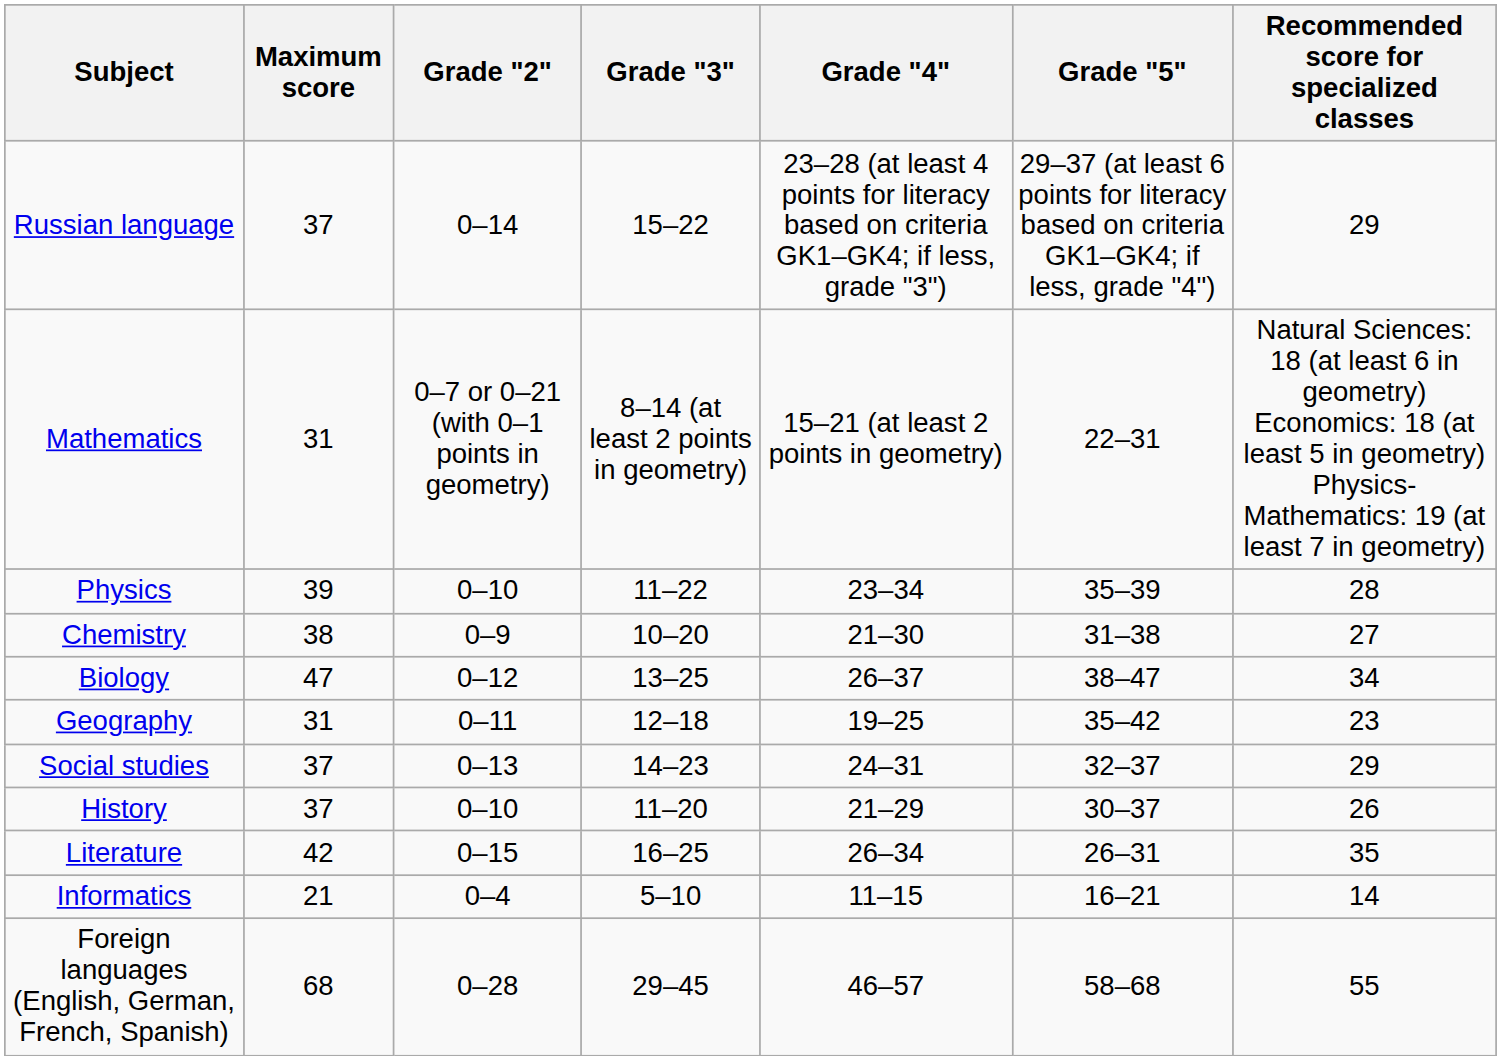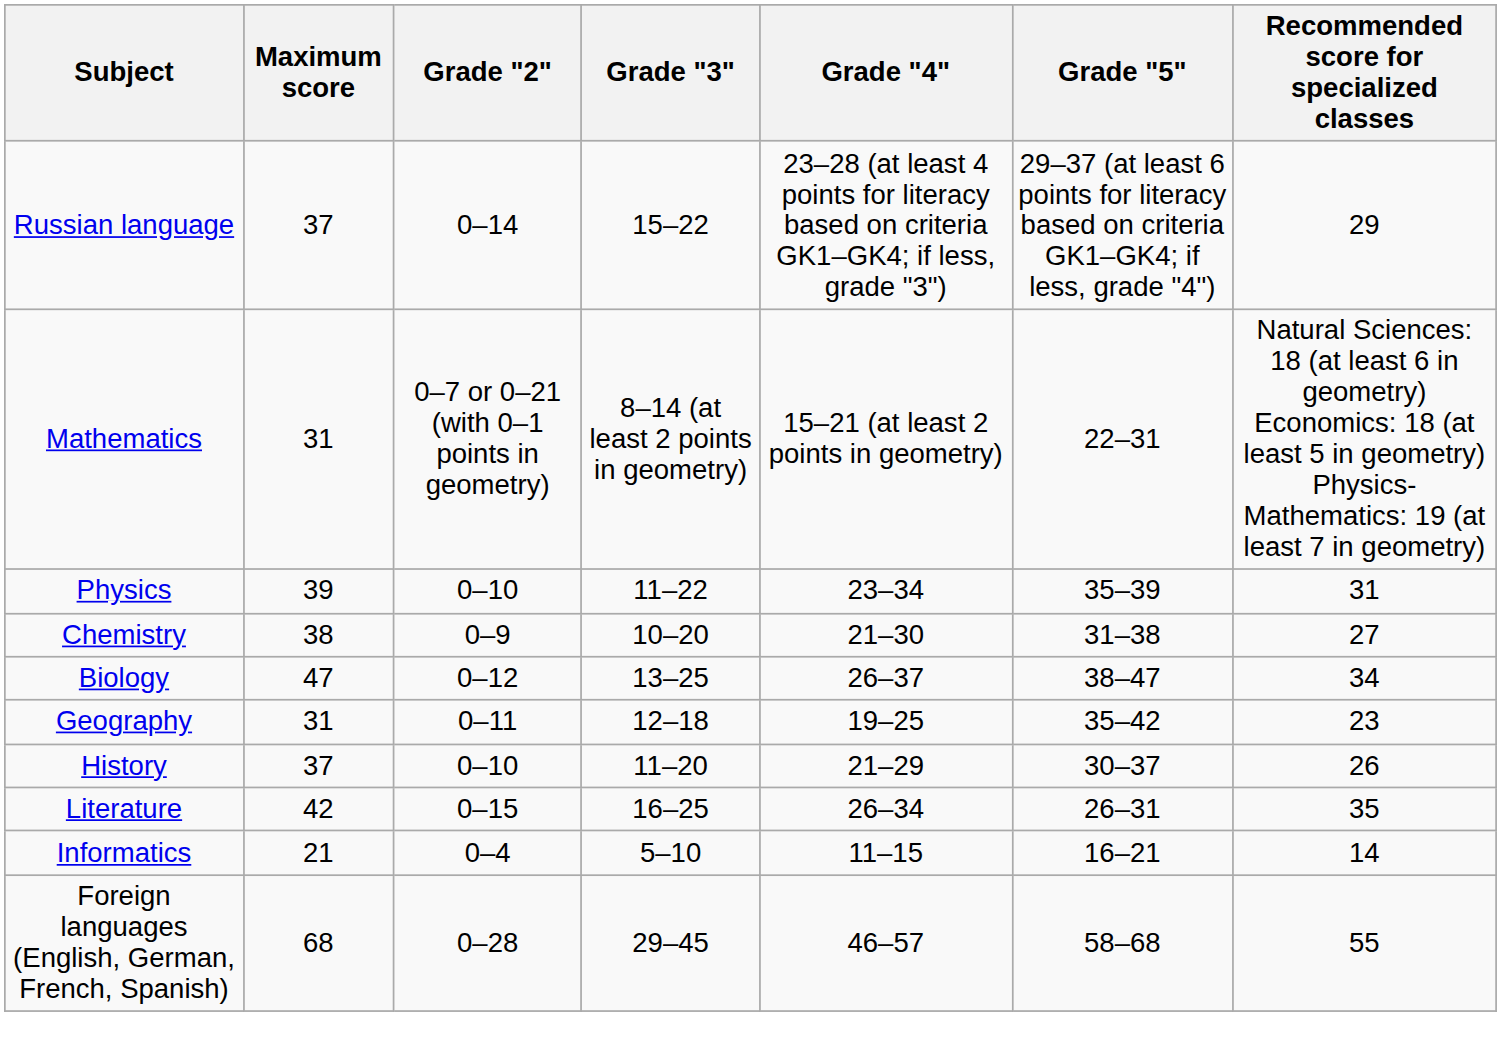(1364, 590) 28 -> (1364, 590) 31
- row: (124, 765)
